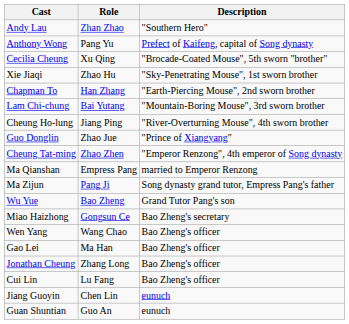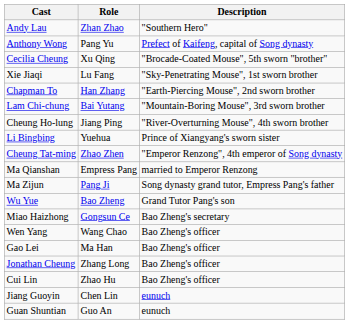(98, 75) Zhao Hu -> (97, 75) Lu Fang
- row: (33, 138)
+ row: (31, 138)
(97, 279) Lu Fang -> (98, 279) Zhao Hu
